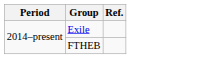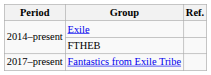+ row: (124, 62)
